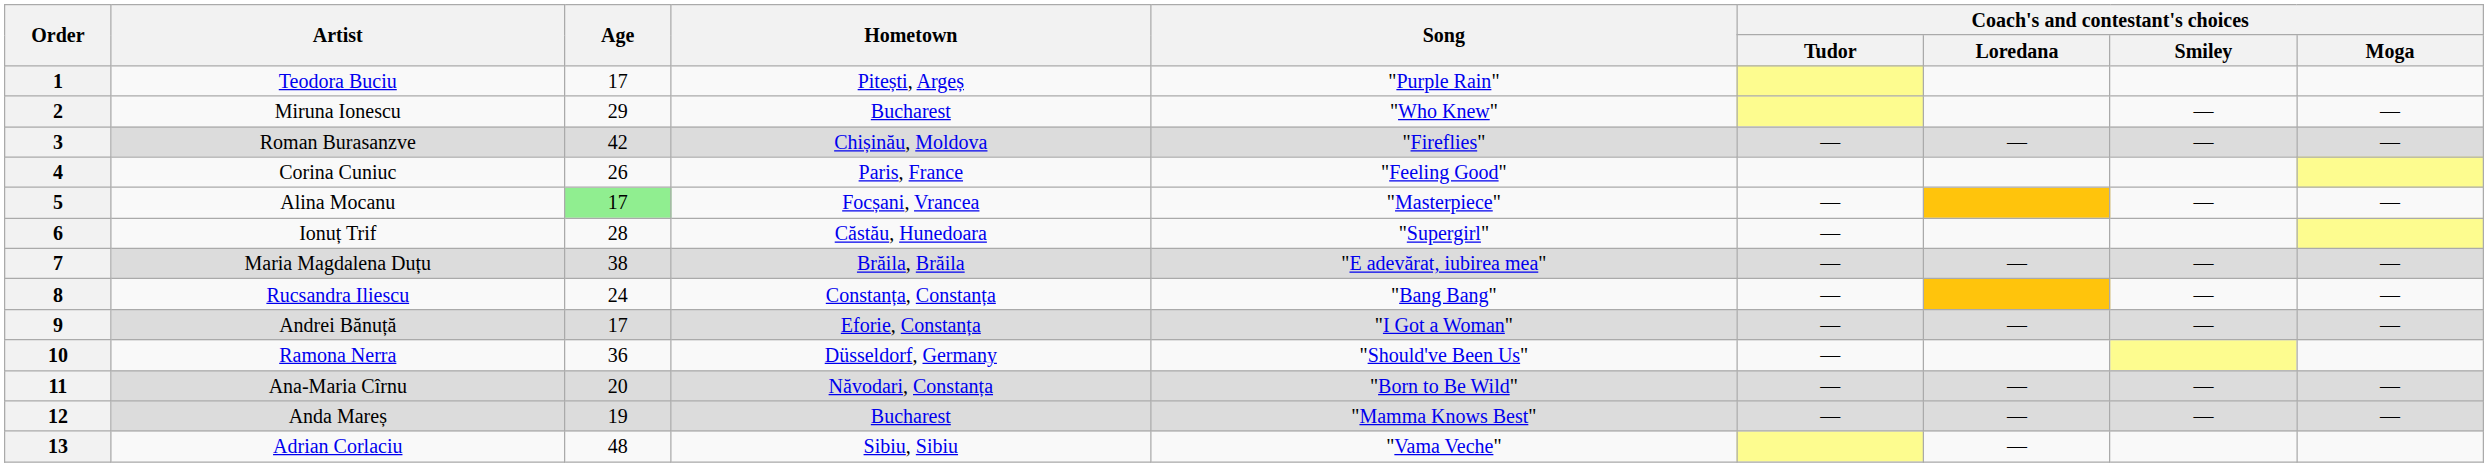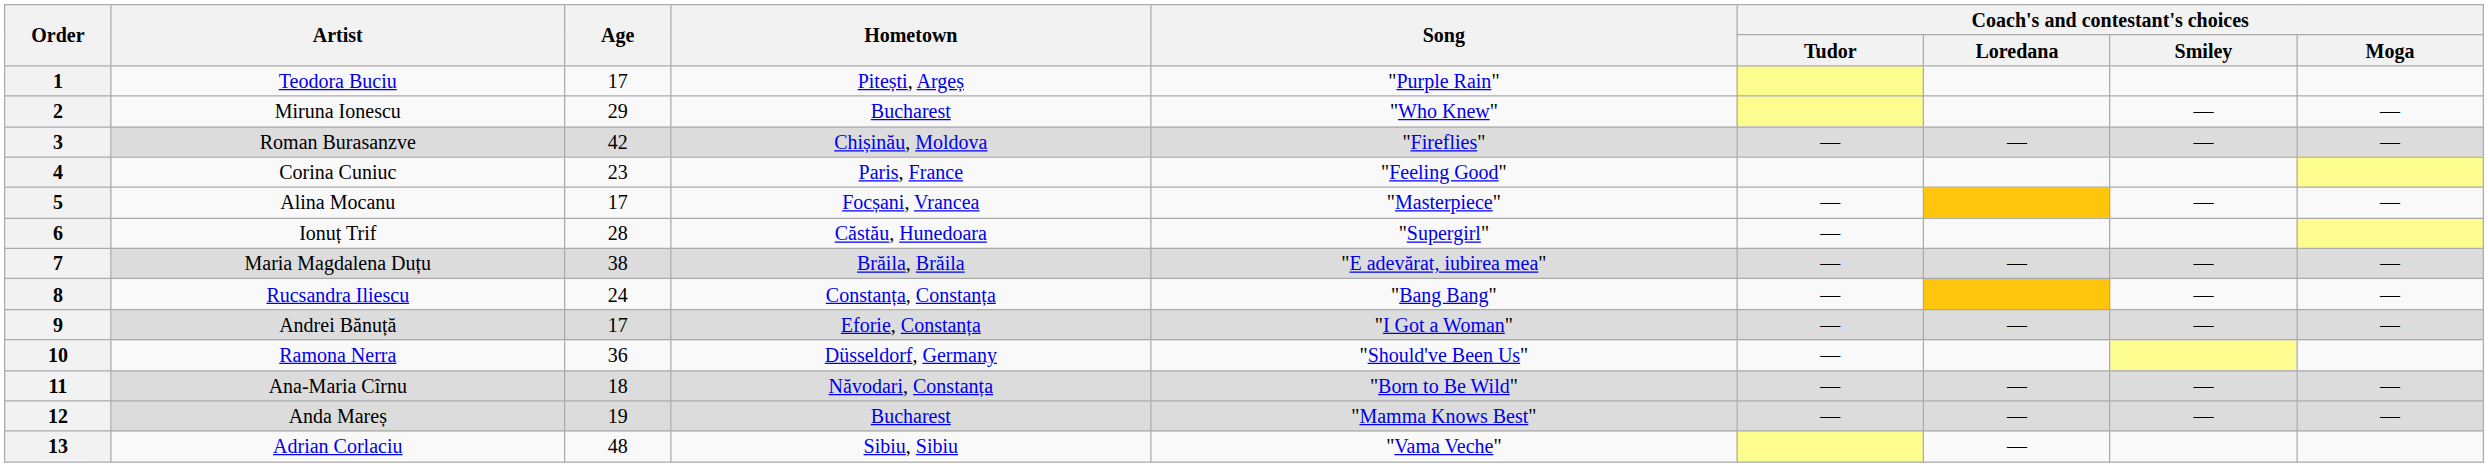(618, 172) 26 -> (618, 172) 23
(618, 203) lightgreen background -> (618, 203) no background
(618, 385) 20 -> (618, 385) 18
